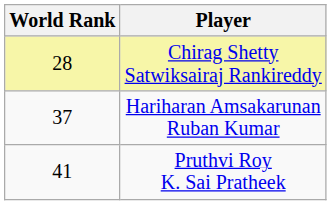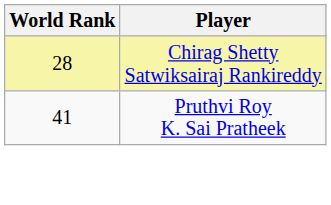- row: (223, 117)
